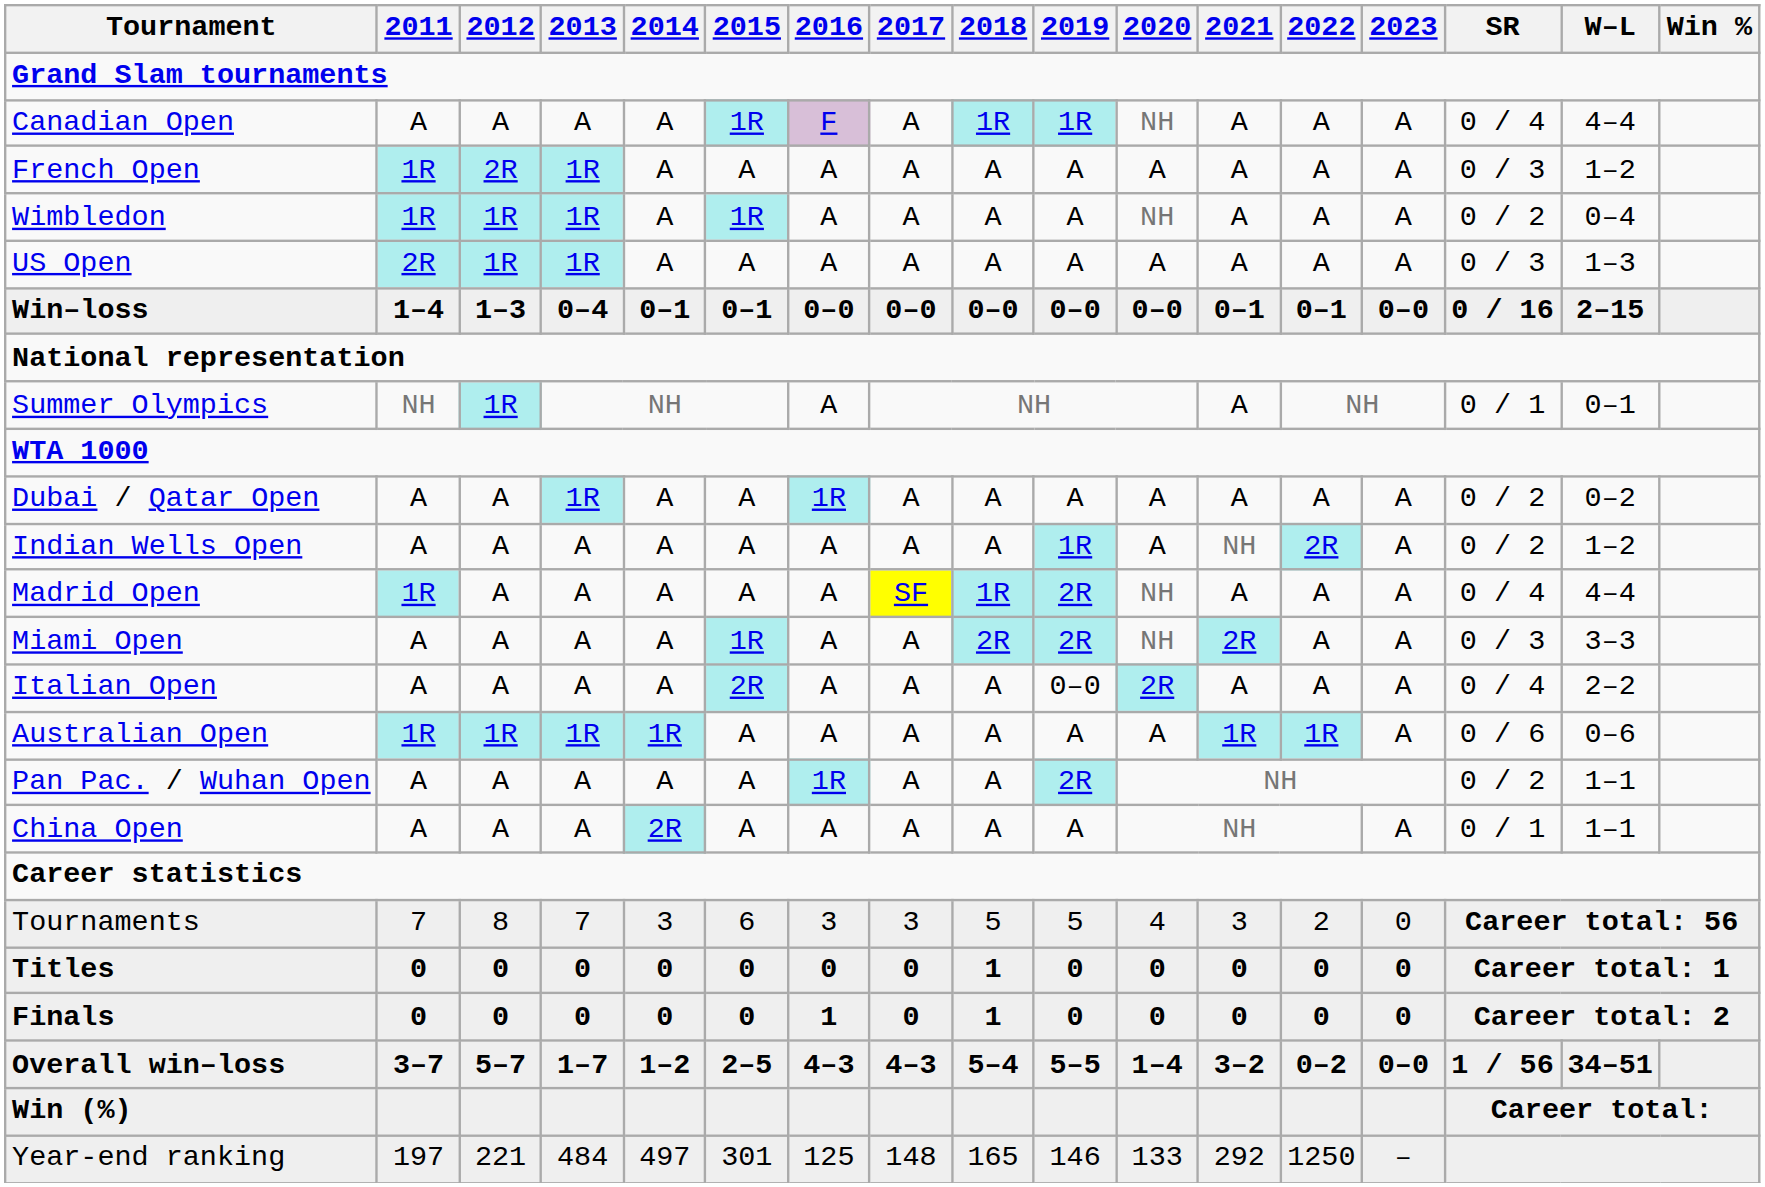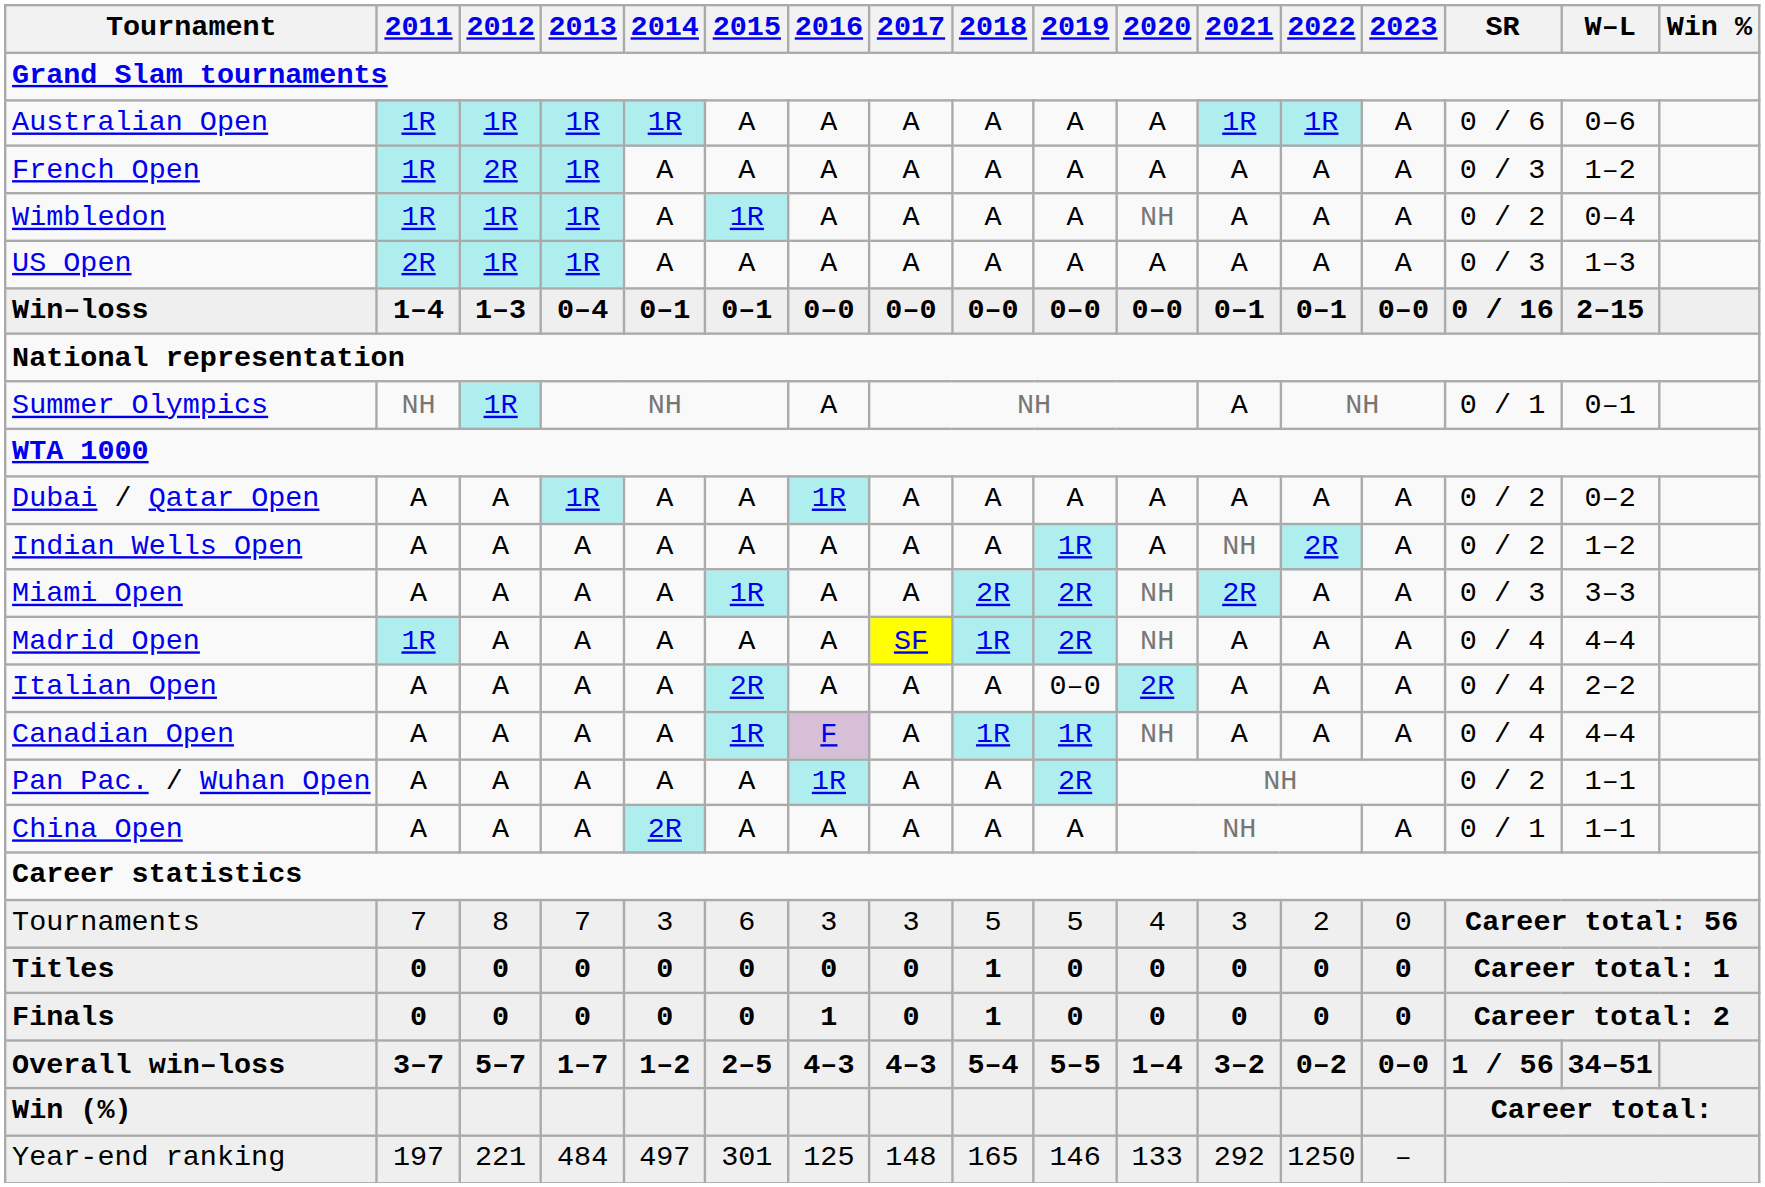rows swapped: (140, 735) <-> (123, 123)
rows swapped: (97, 641) <-> (106, 594)
